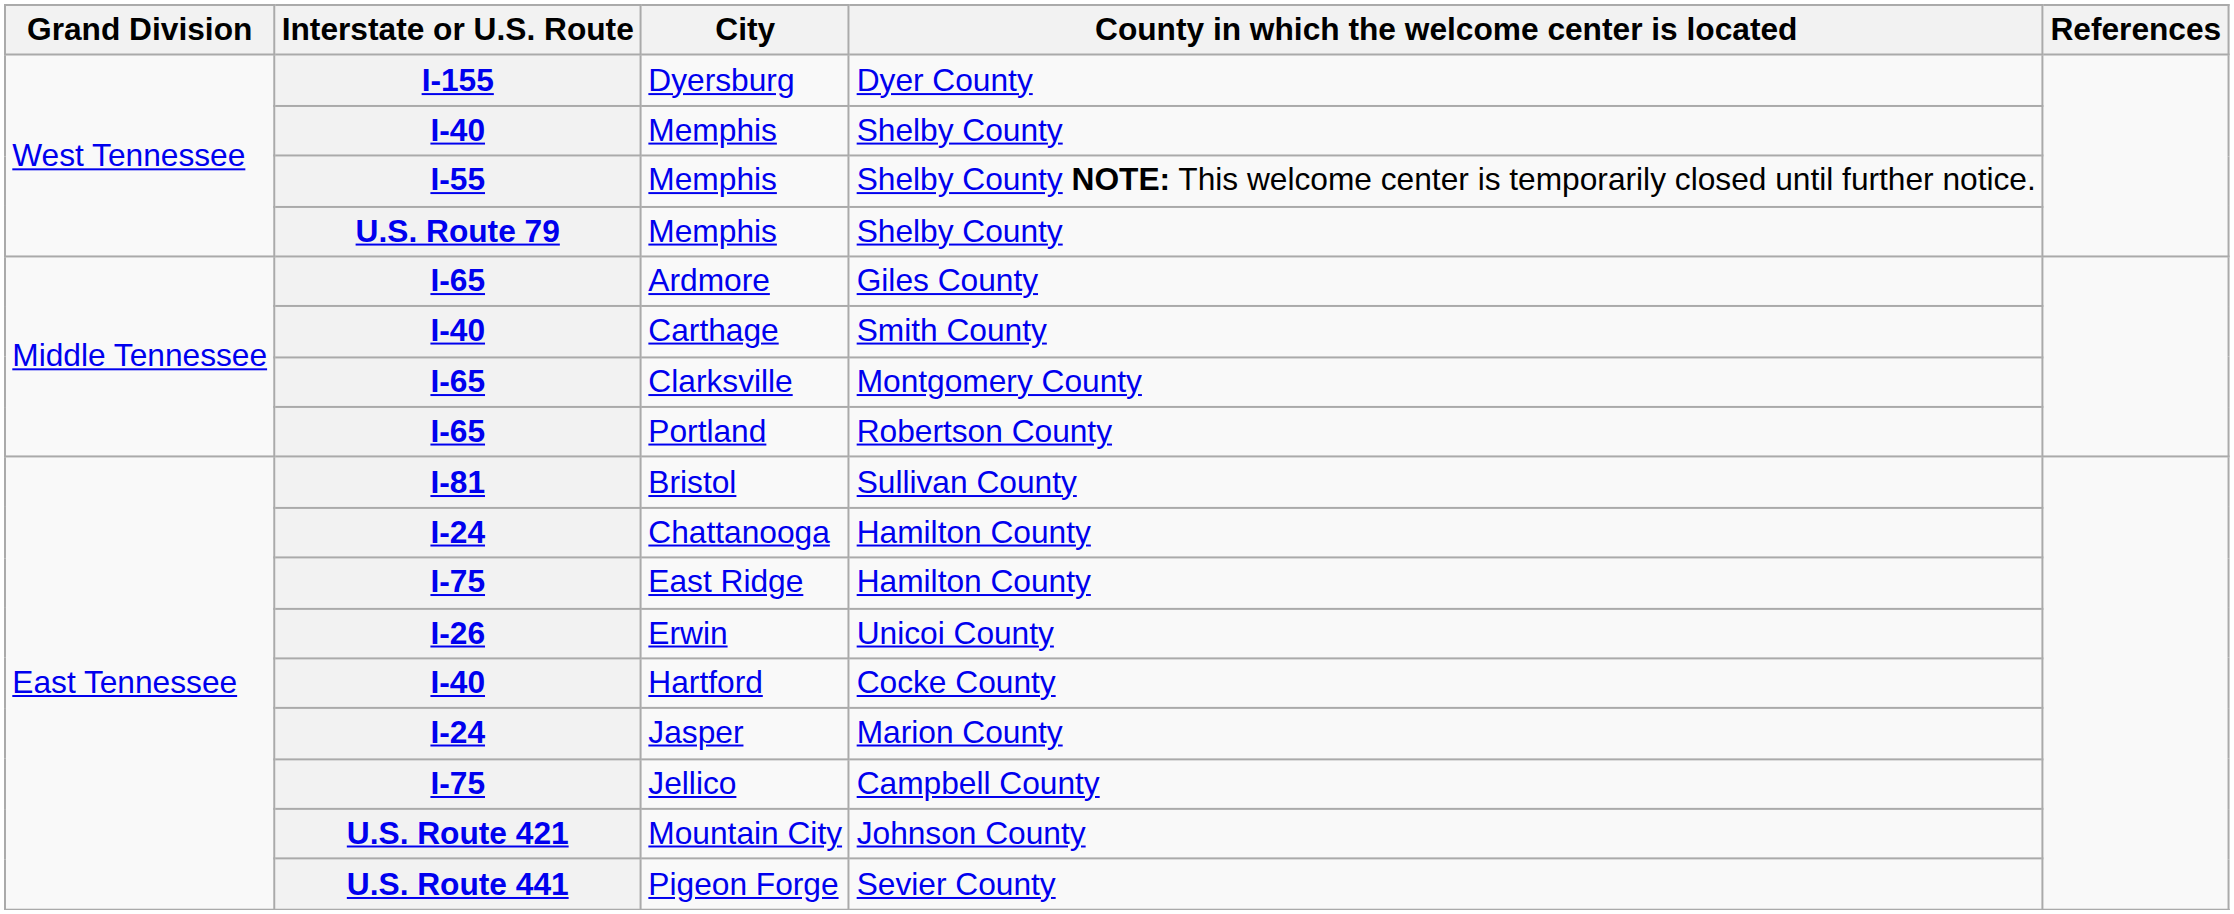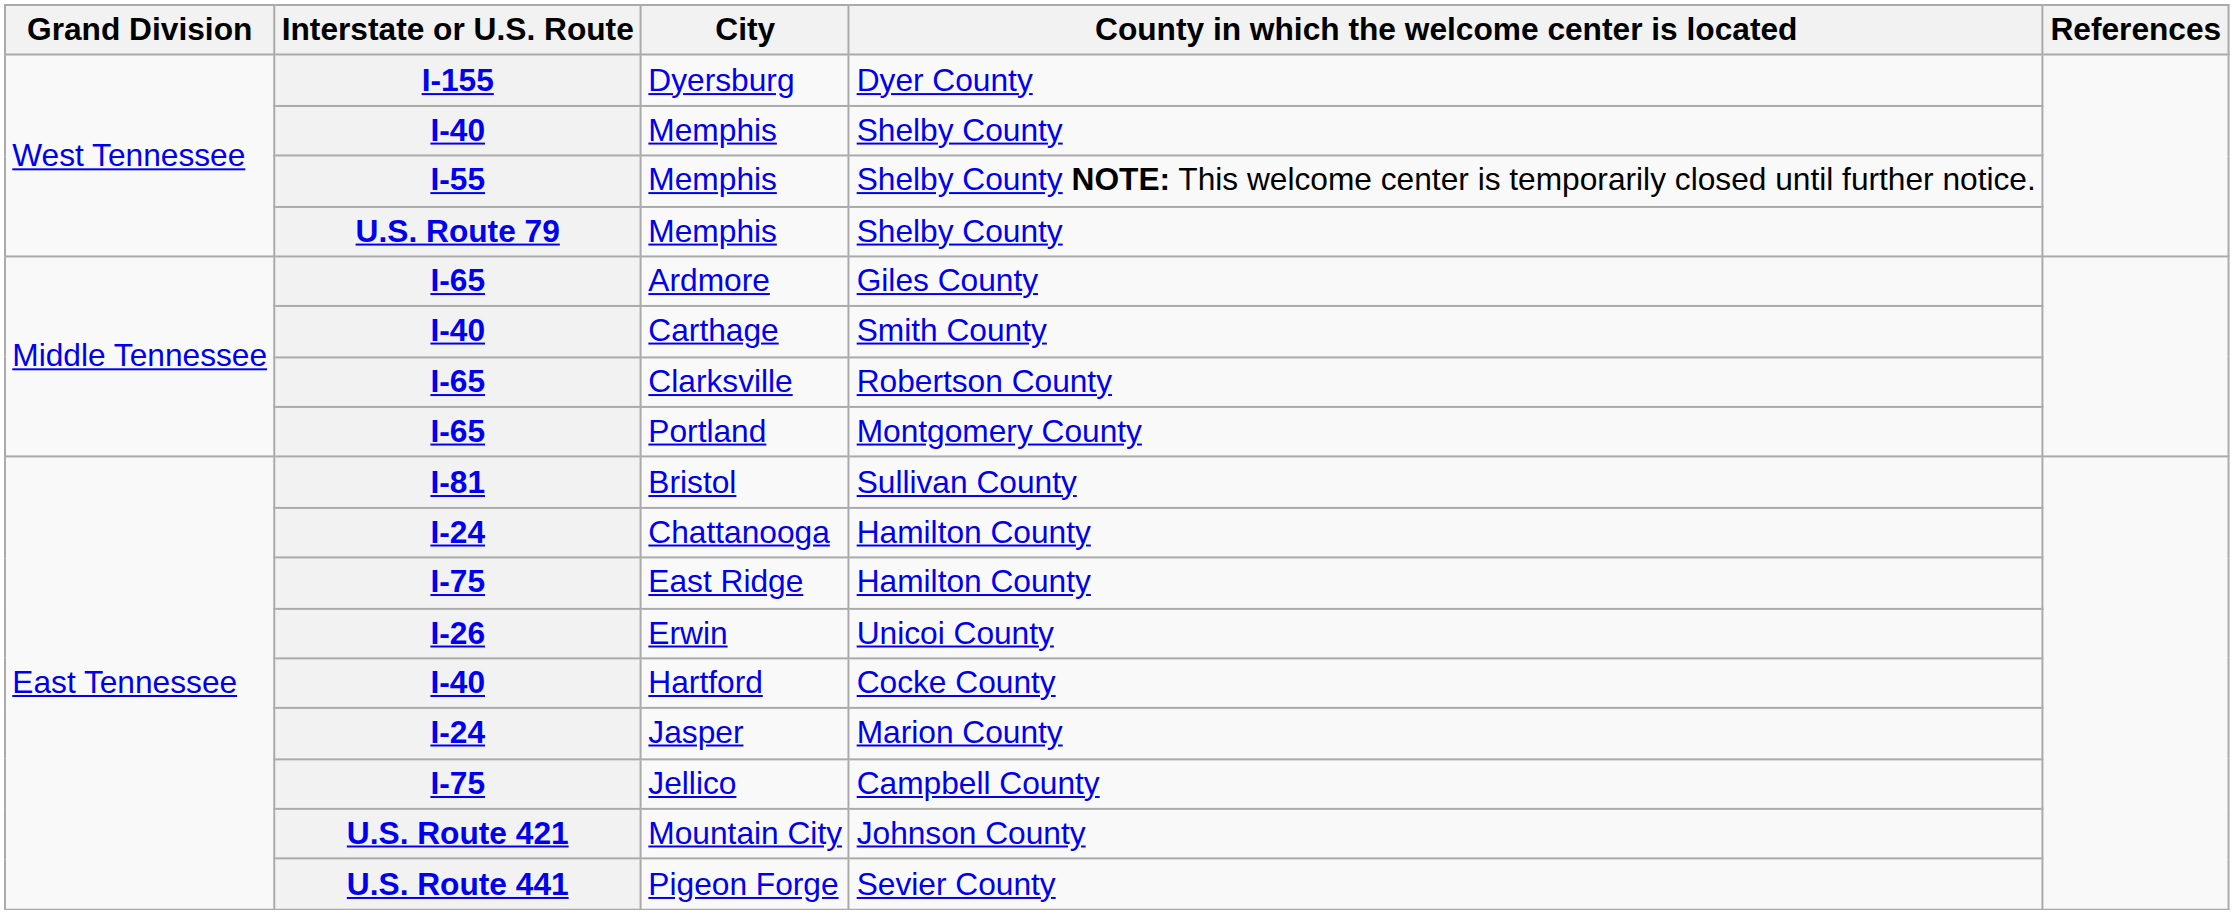(999, 381) Montgomery County -> (984, 381) Robertson County
(984, 431) Robertson County -> (999, 431) Montgomery County
